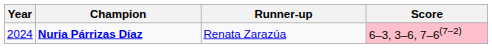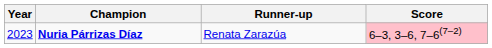(20, 34) 2024 -> (20, 34) 2023
